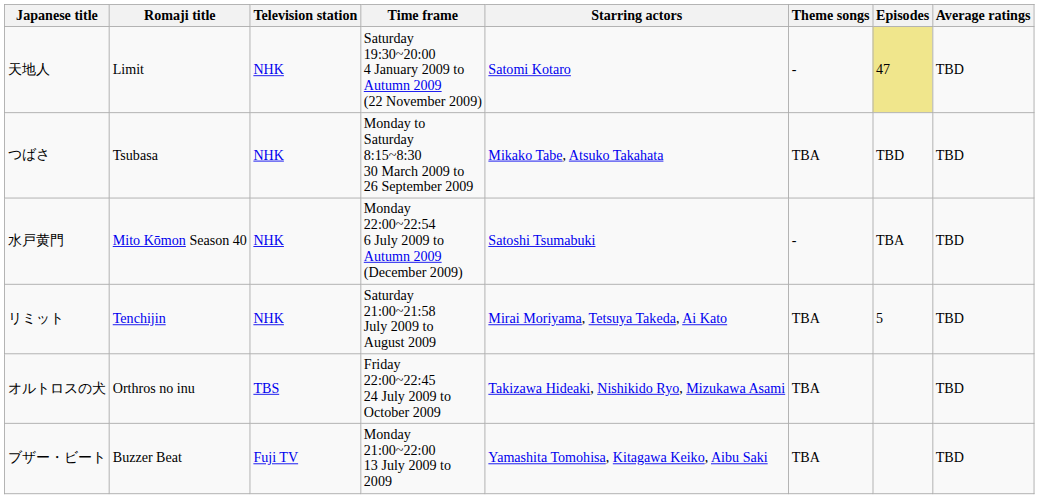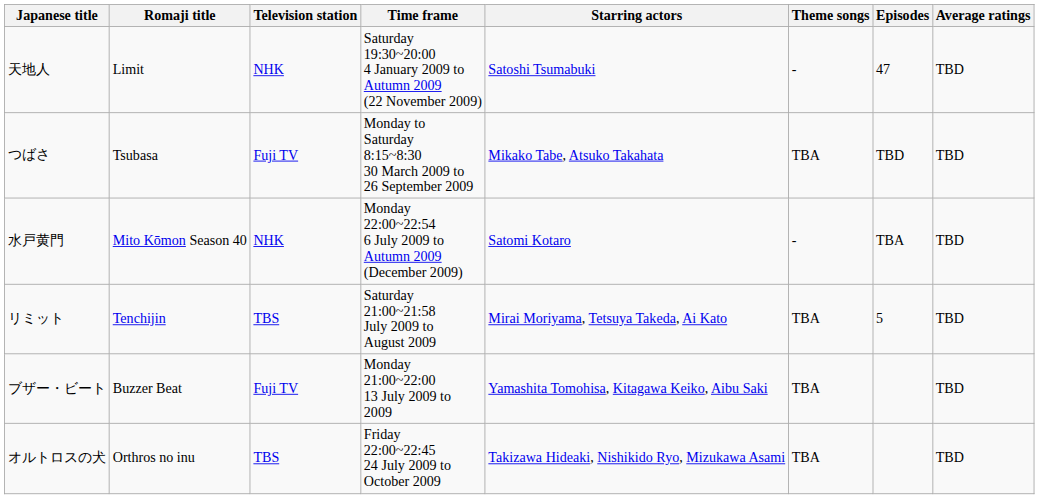(530, 69) Satomi Kotaro -> (542, 69) Satoshi Tsumabuki
(883, 69) khaki background -> (883, 69) no background
(269, 155) NHK -> (276, 155) Fuji TV
(542, 241) Satoshi Tsumabuki -> (530, 241) Satomi Kotaro
(269, 318) NHK -> (266, 318) TBS
rows swapped: (57, 388) <-> (57, 458)
